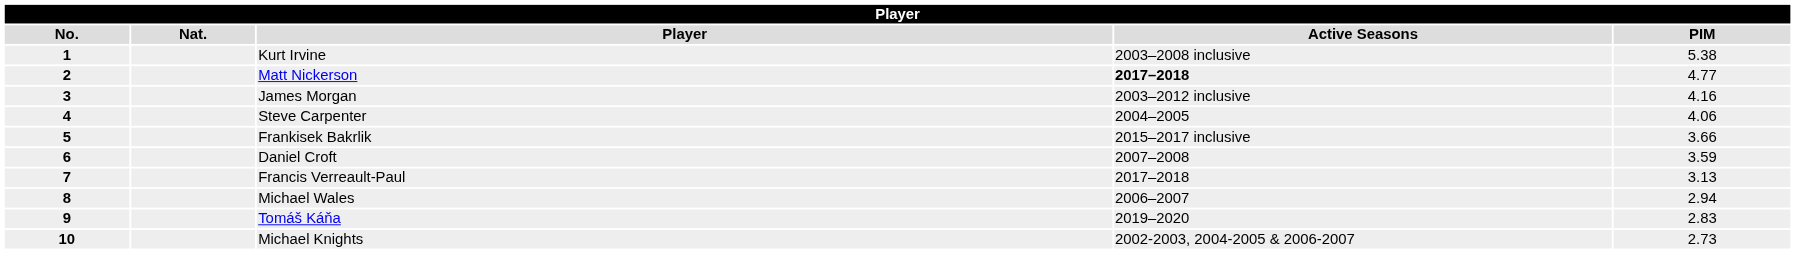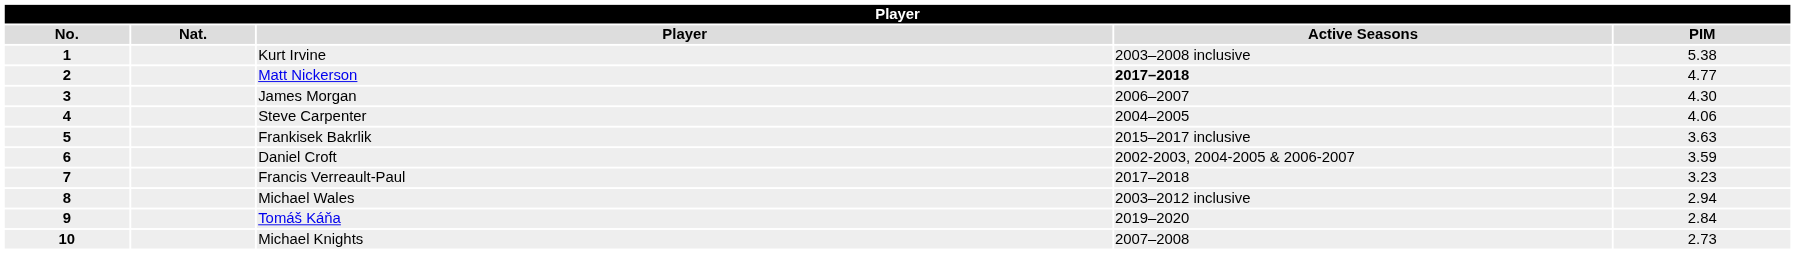(1183, 96) 2003–2012 inclusive -> (1152, 96) 2006–2007
(1702, 96) 4.16 -> (1702, 96) 4.30
(1702, 136) 3.66 -> (1702, 136) 3.63
(1152, 157) 2007–2008 -> (1235, 157) 2002-2003, 2004-2005 & 2006-2007
(1702, 177) 3.13 -> (1702, 177) 3.23
(1152, 198) 2006–2007 -> (1183, 198) 2003–2012 inclusive
(1702, 218) 2.83 -> (1702, 218) 2.84
(1235, 239) 2002-2003, 2004-2005 & 2006-2007 -> (1152, 239) 2007–2008
